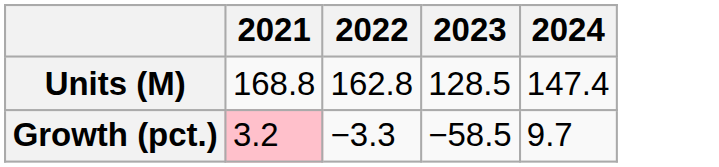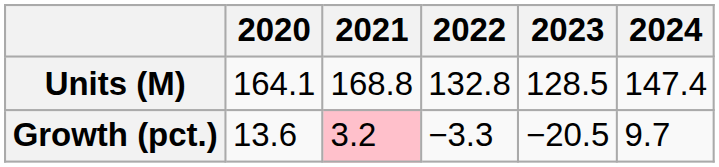+ column: (274, 30)
(372, 82) 162.8 -> (470, 82) 132.8
(470, 135) −58.5 -> (568, 135) −20.5
